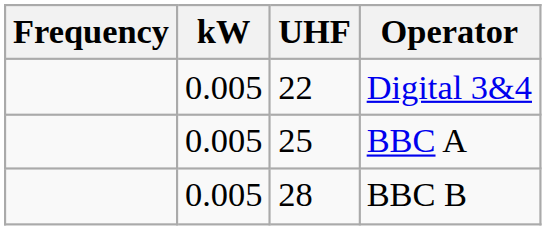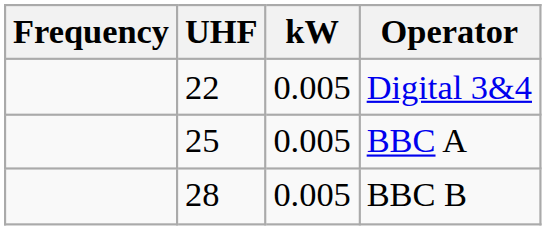columns swapped: (315, 31) <-> (224, 31)
